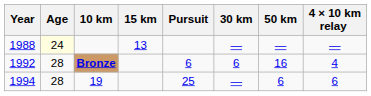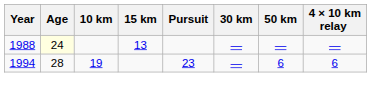- row: (22, 63)
(188, 81) 25 -> (188, 63) 23
